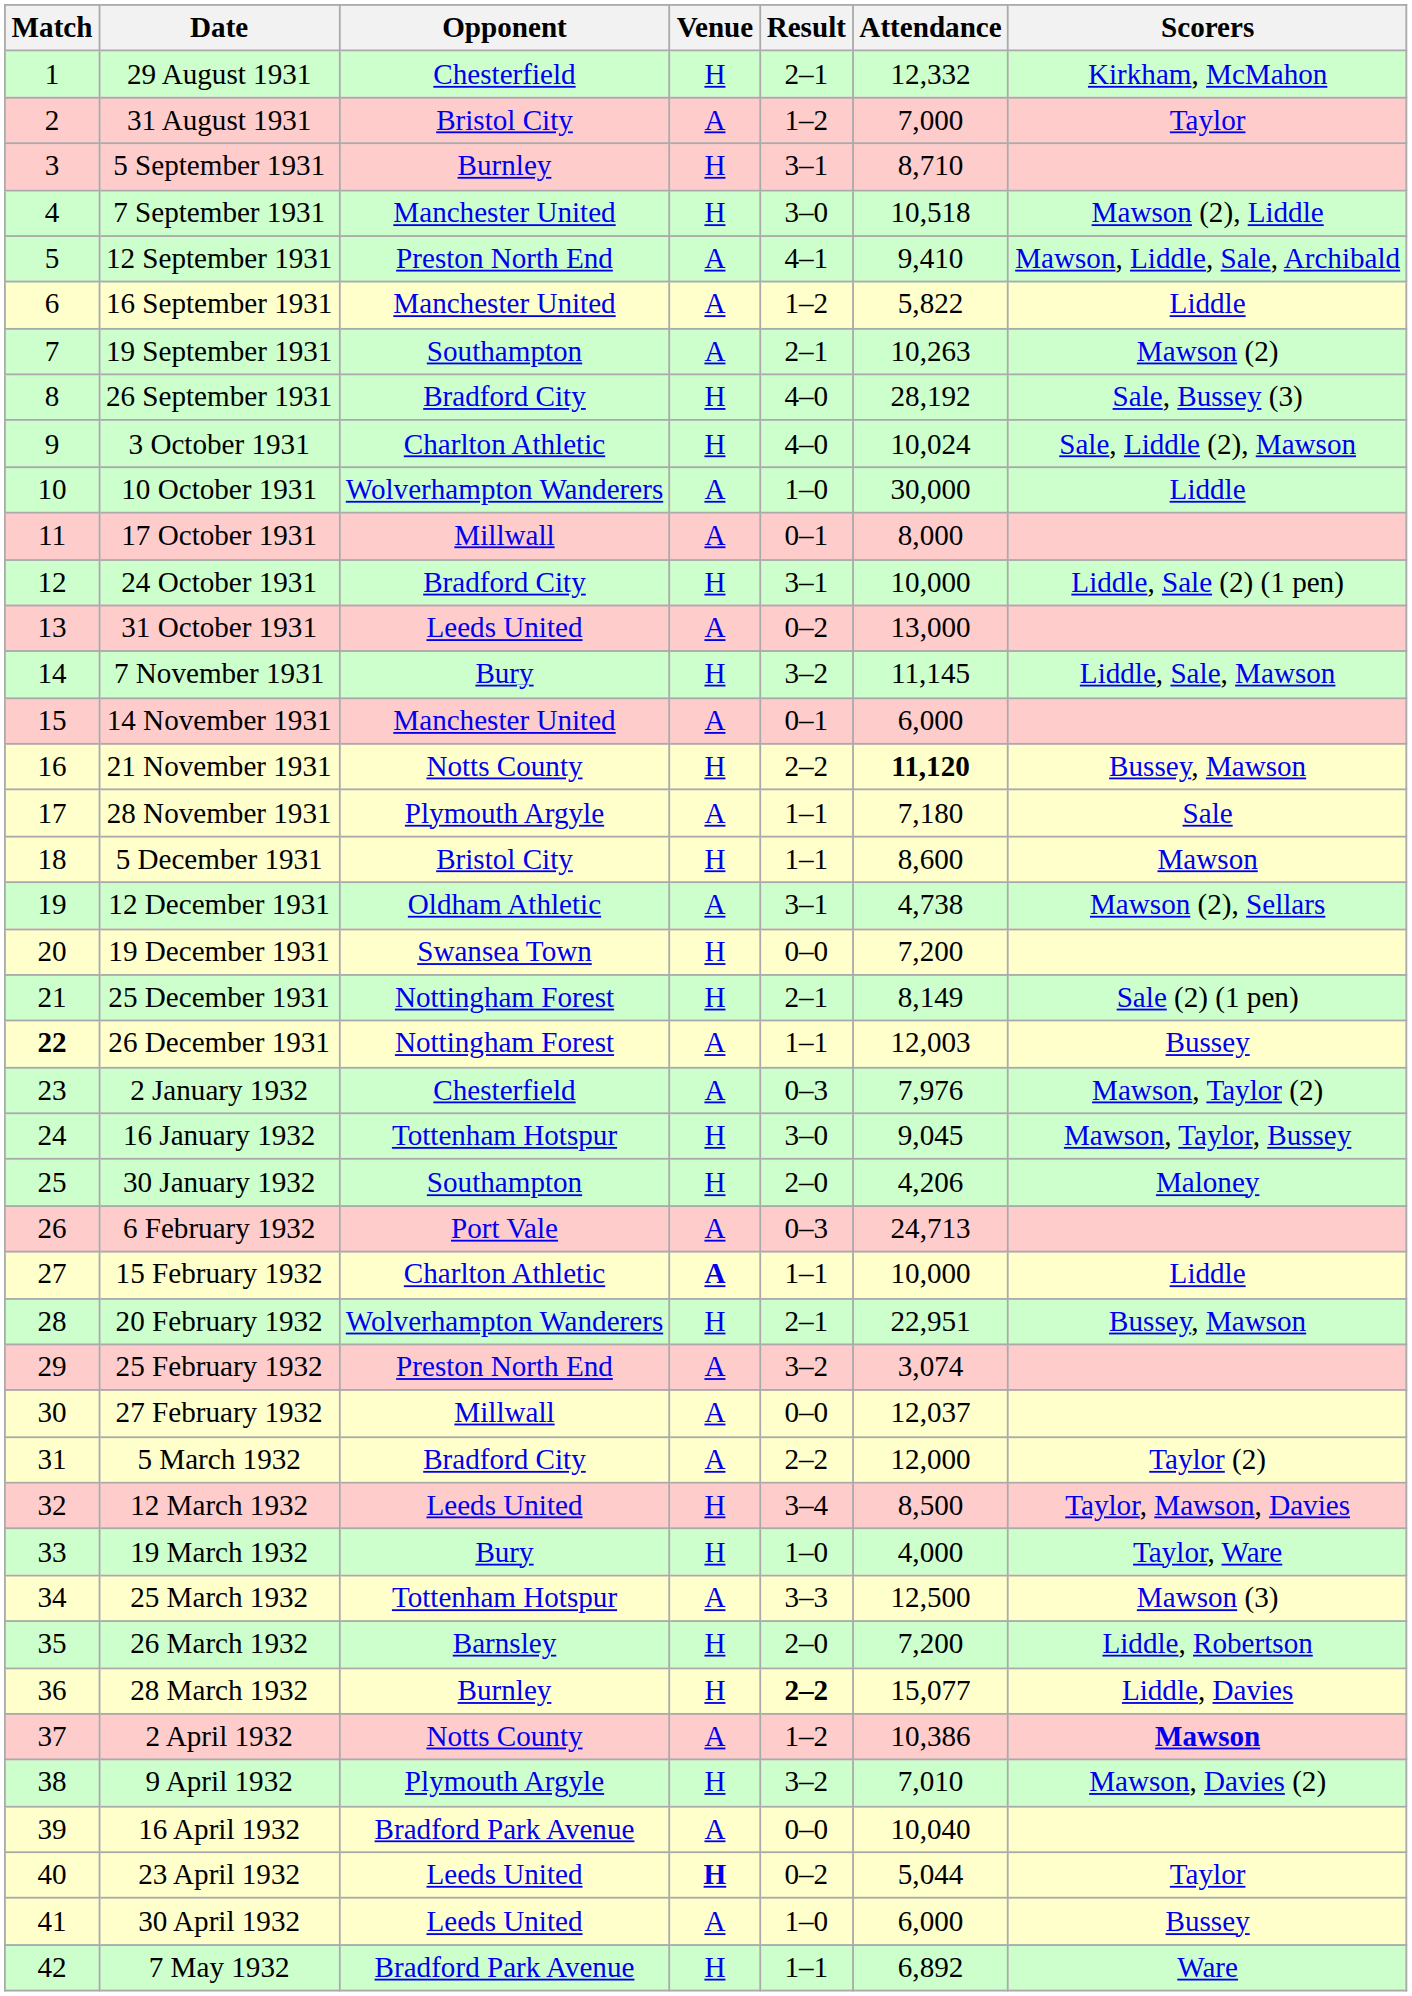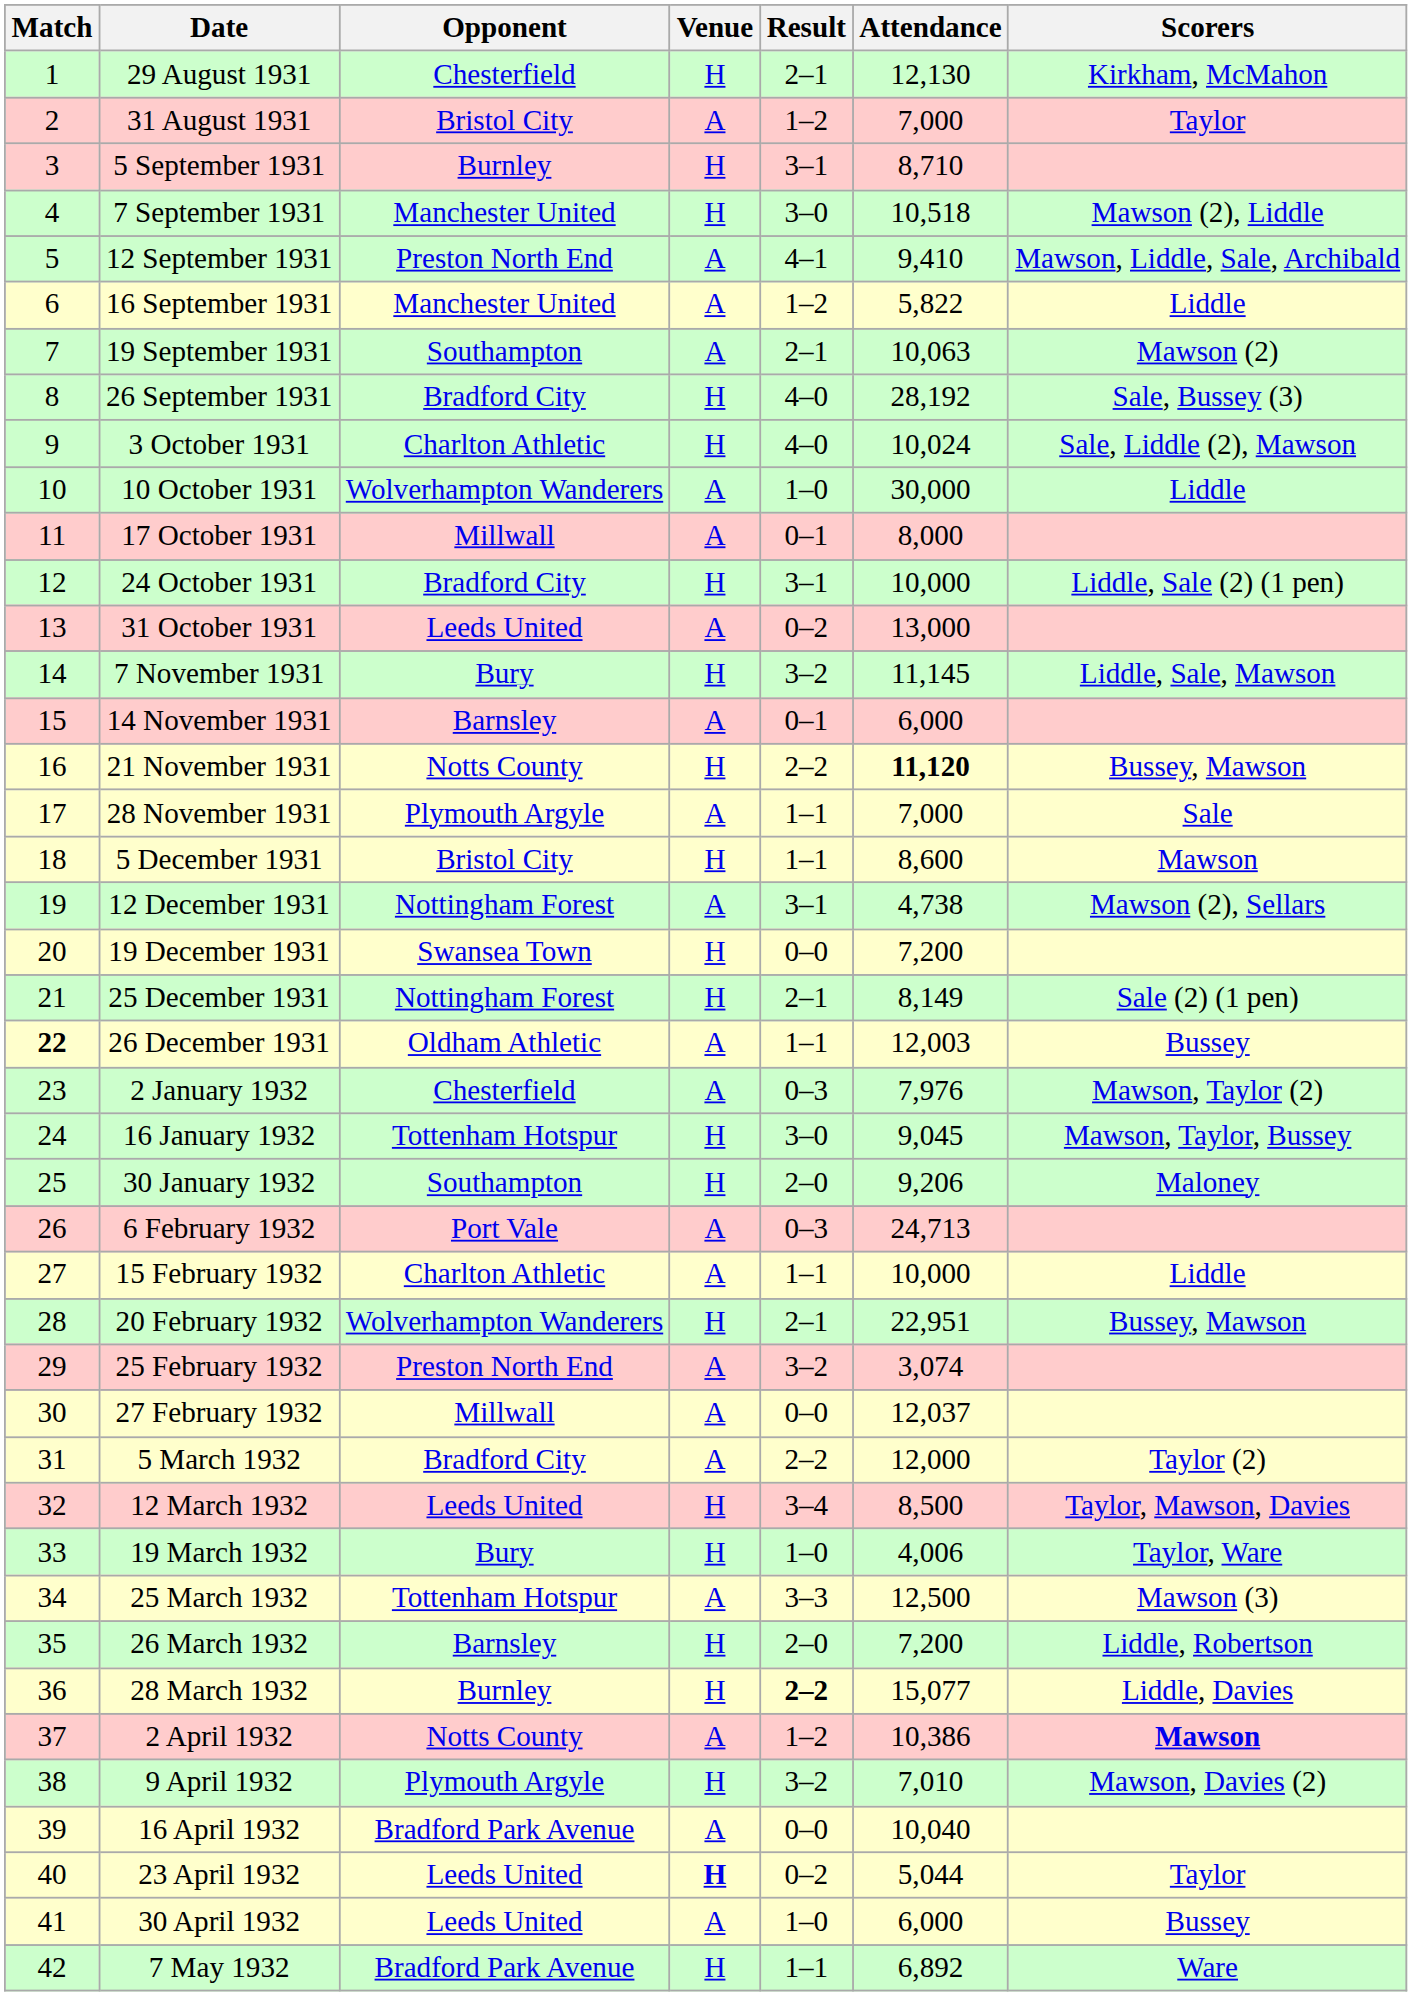(931, 73) 12,332 -> (931, 73) 12,130
(931, 350) 10,263 -> (931, 350) 10,063
(505, 720) Manchester United -> (505, 720) Barnsley
(931, 812) 7,180 -> (931, 812) 7,000
(504, 905) Oldham Athletic -> (505, 905) Nottingham Forest
(505, 1043) Nottingham Forest -> (504, 1043) Oldham Athletic
(931, 1182) 4,206 -> (931, 1182) 9,206
(715, 1274) bold -> (715, 1274) normal
(931, 1551) 4,000 -> (931, 1551) 4,006
